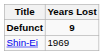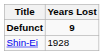(58, 43) 1969 -> (58, 43) 1928
